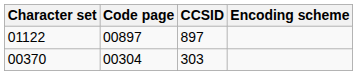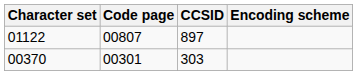(122, 37) 00897 -> (122, 37) 00807
(122, 59) 00304 -> (122, 59) 00301
